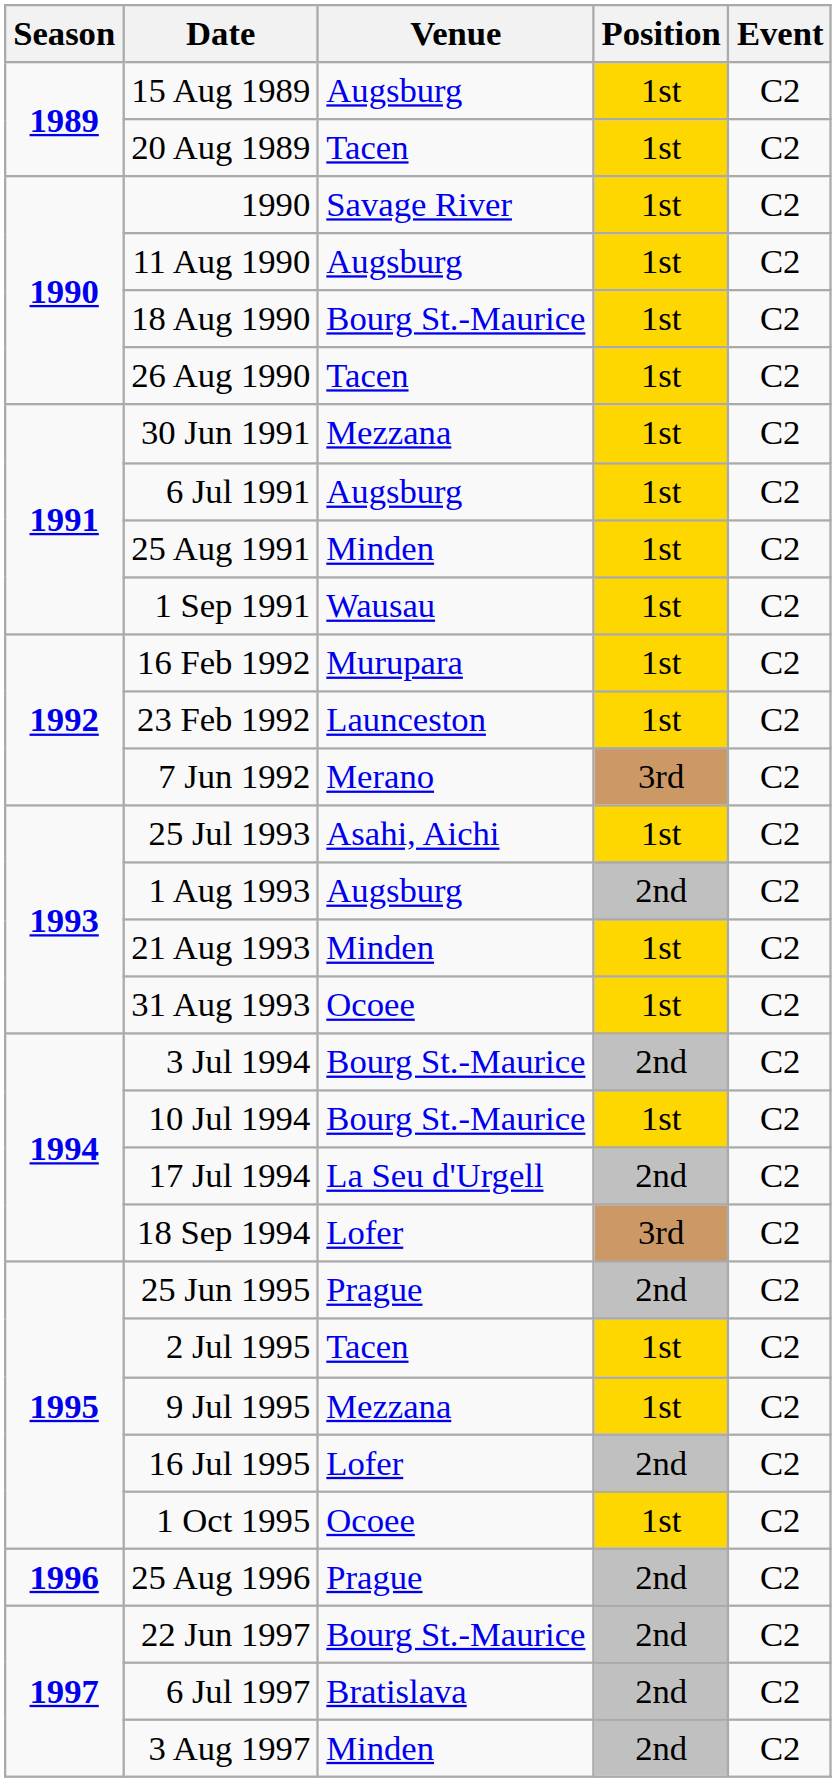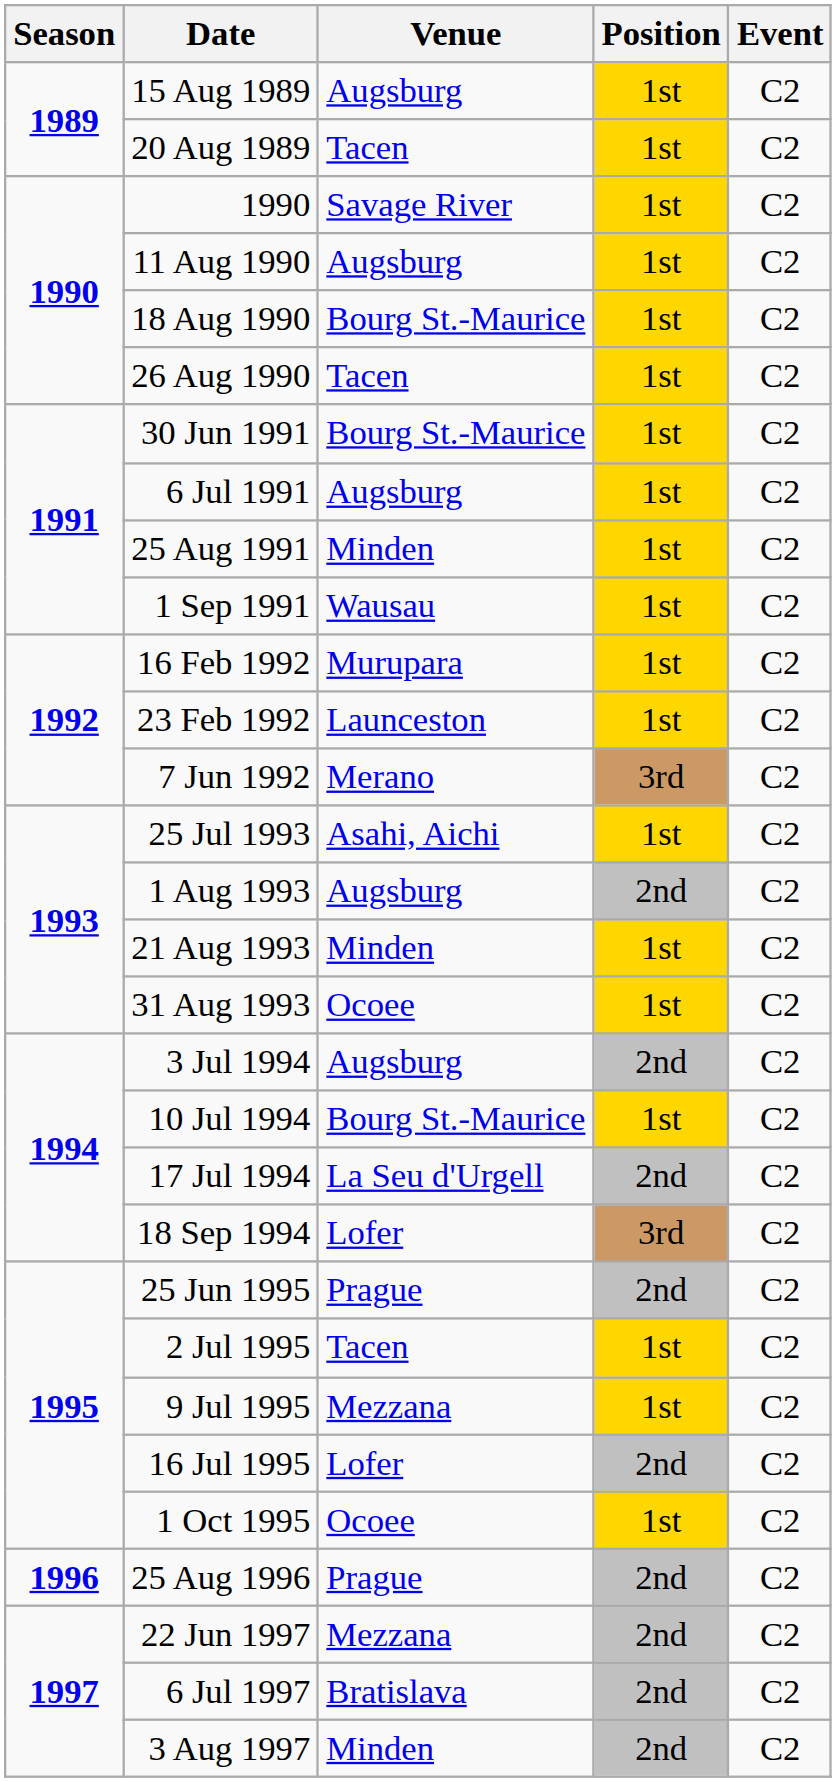(389, 433) Mezzana -> (456, 433) Bourg St.-Maurice
(456, 1061) Bourg St.-Maurice -> (394, 1061) Augsburg
(456, 1633) Bourg St.-Maurice -> (389, 1633) Mezzana
